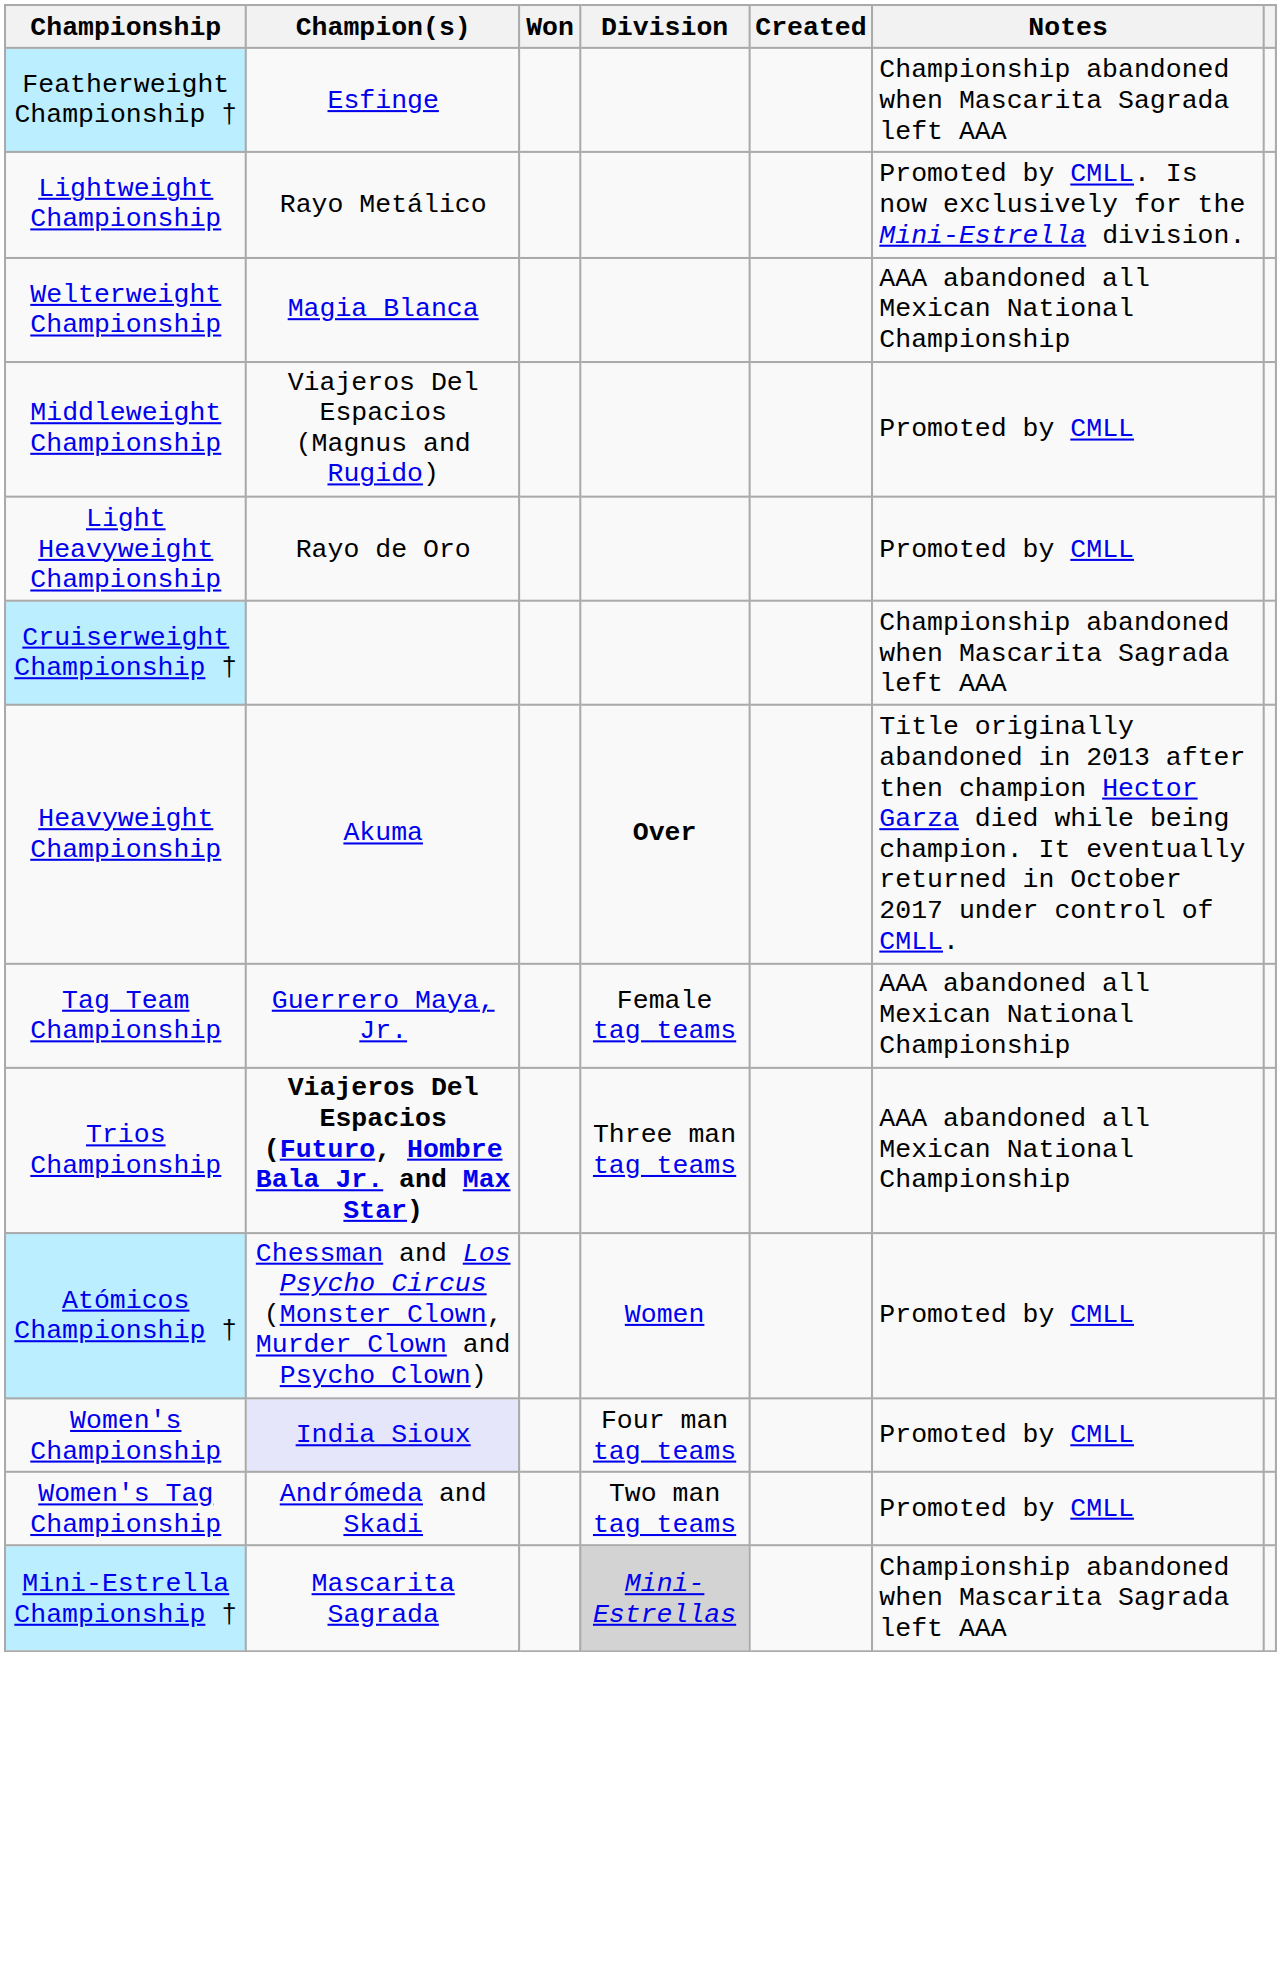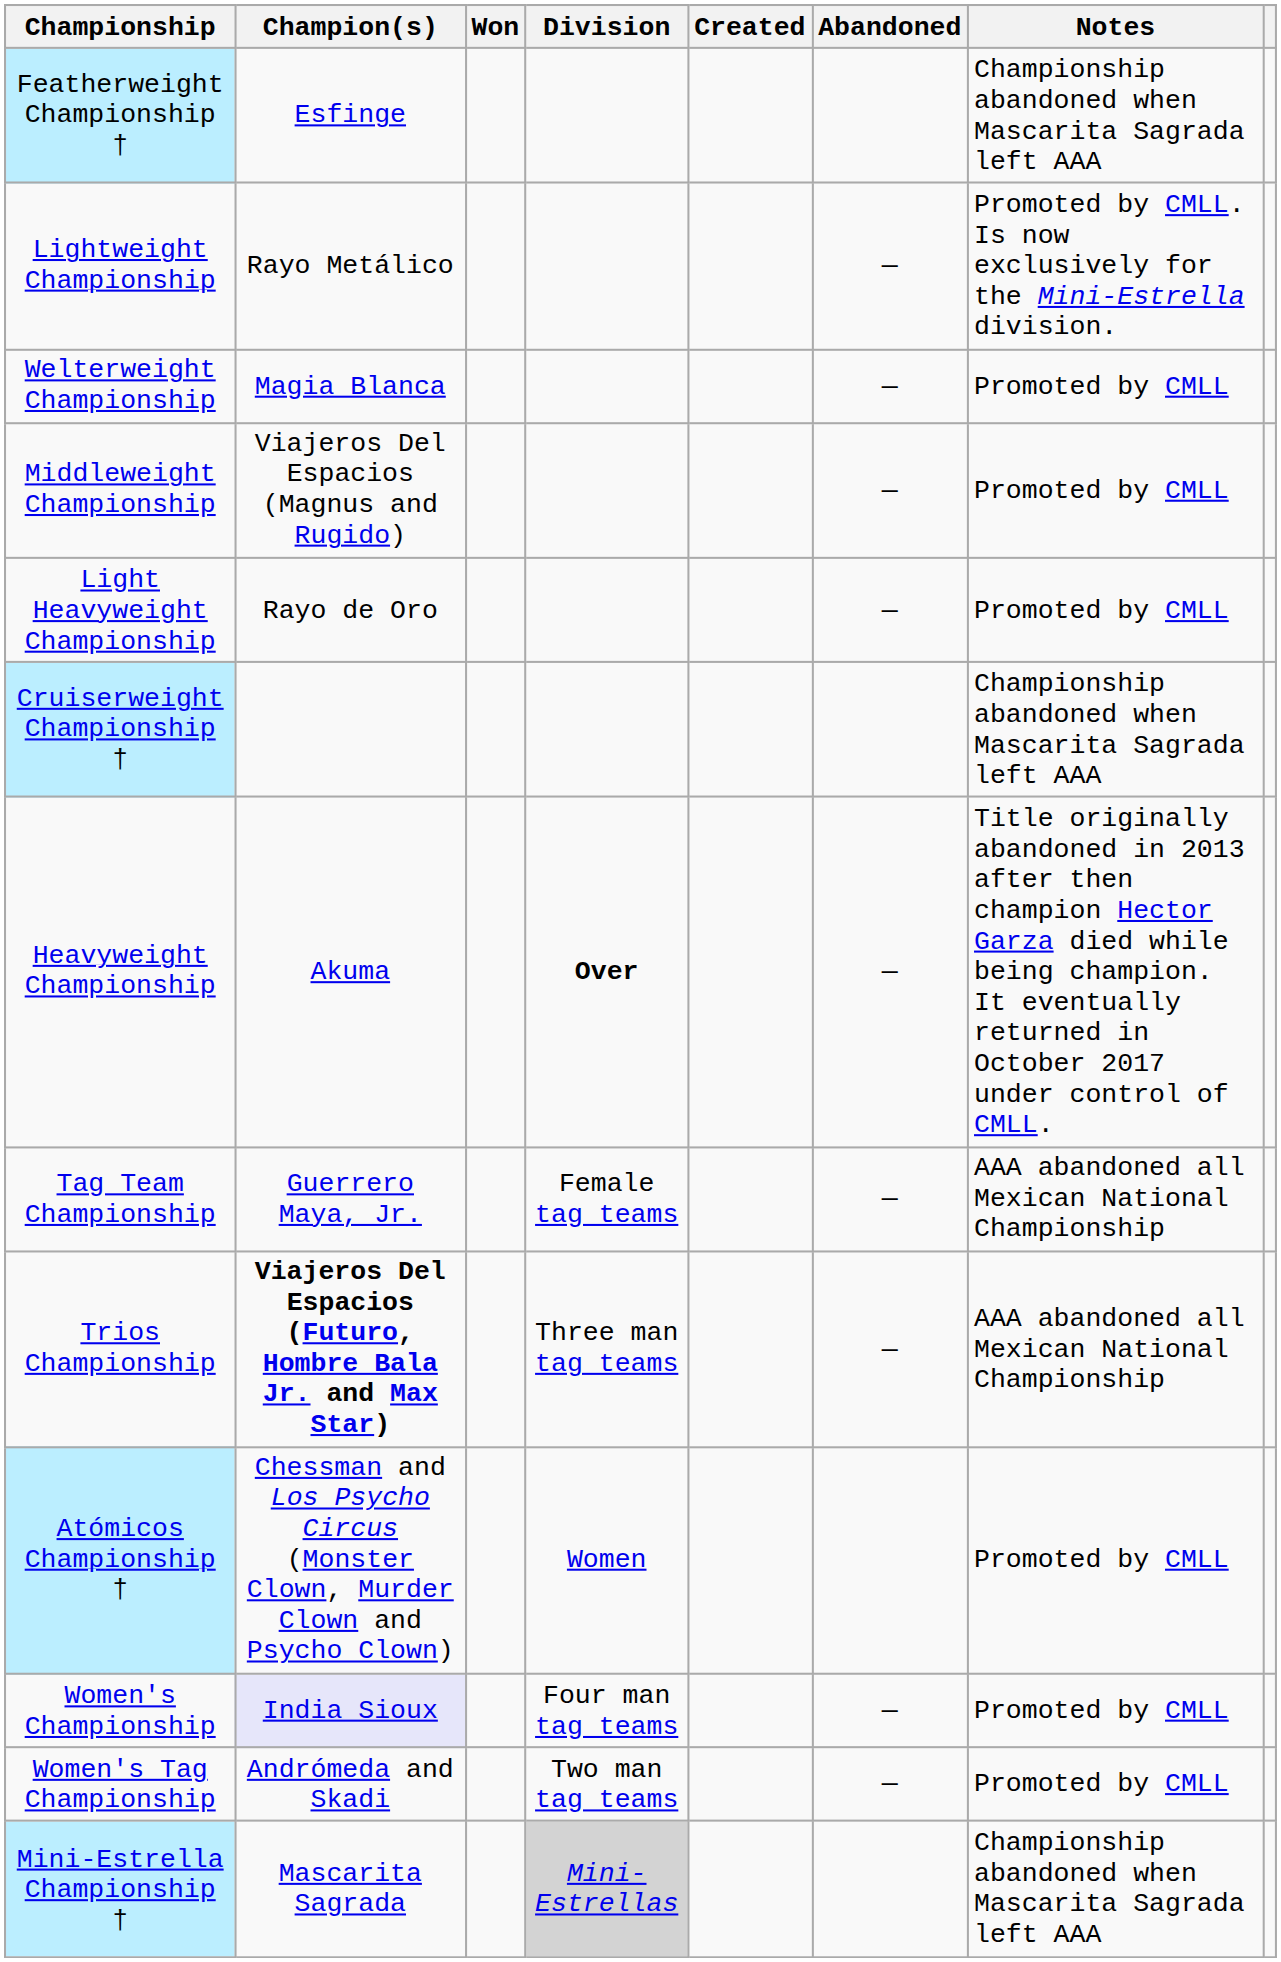+ column: (890, 27)
(1015, 309) AAA abandoned all Mexican National Championship -> (1101, 386) Promoted by CMLL
